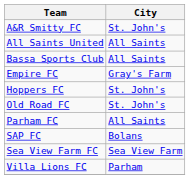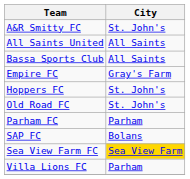(137, 120) All Saints -> (125, 120) Parham
(145, 151) no background -> (145, 151) gold background
